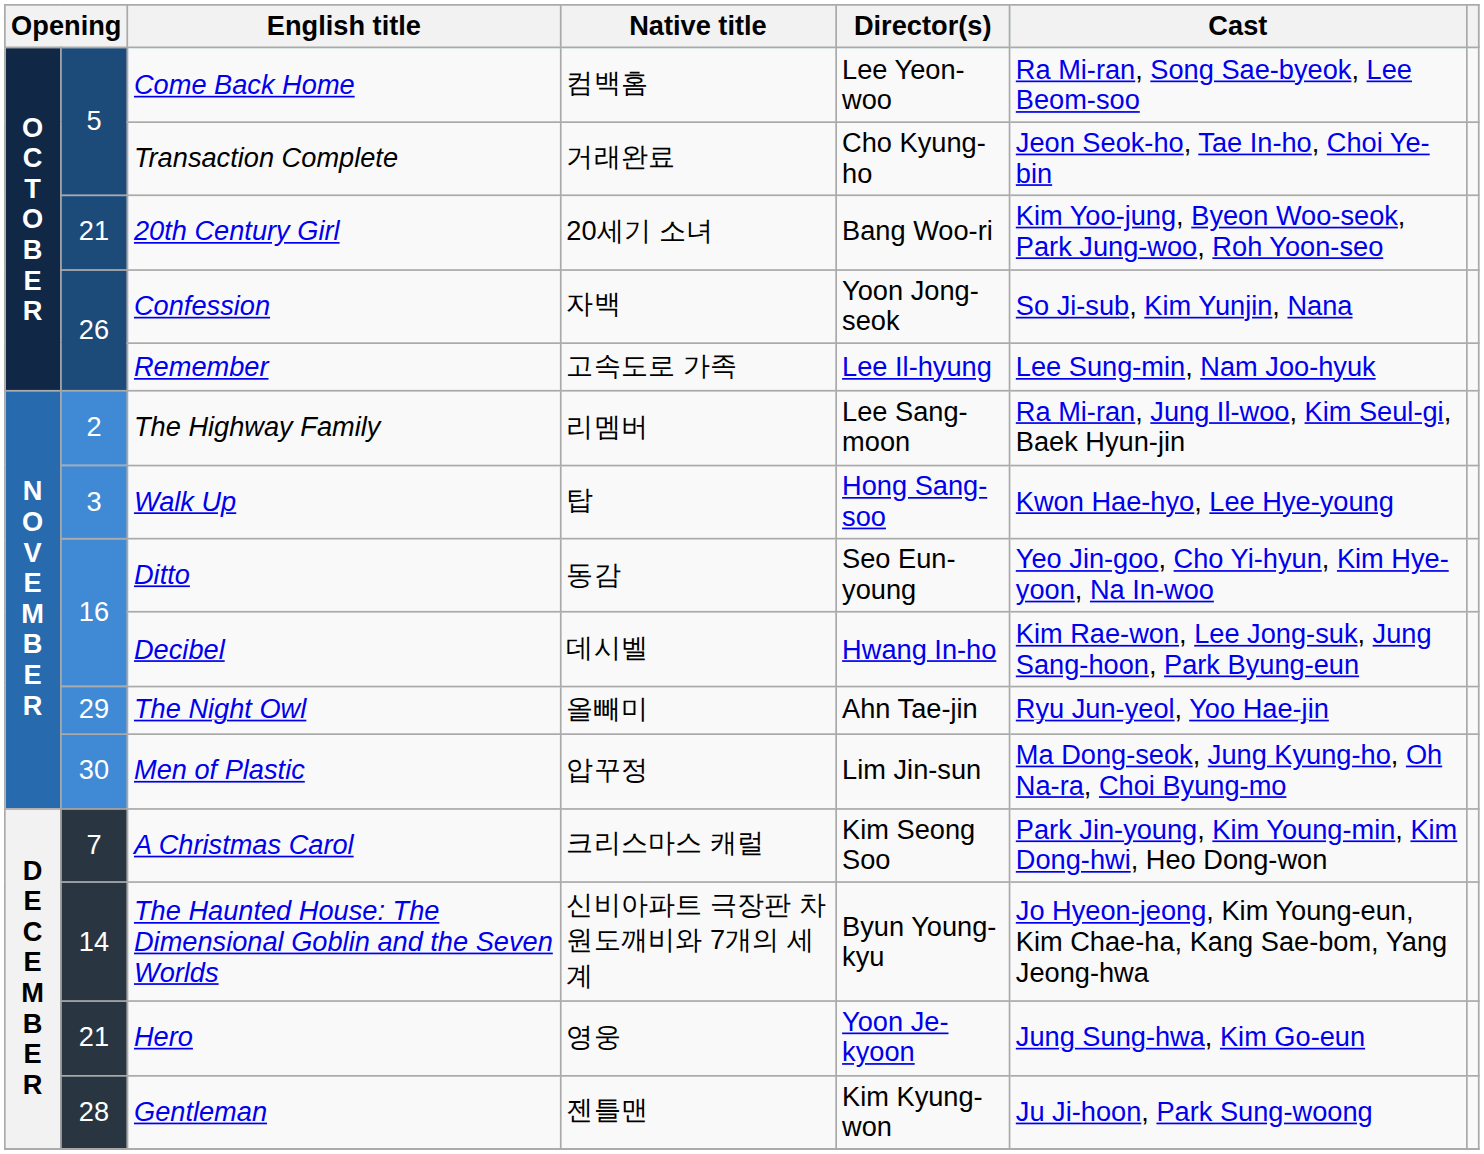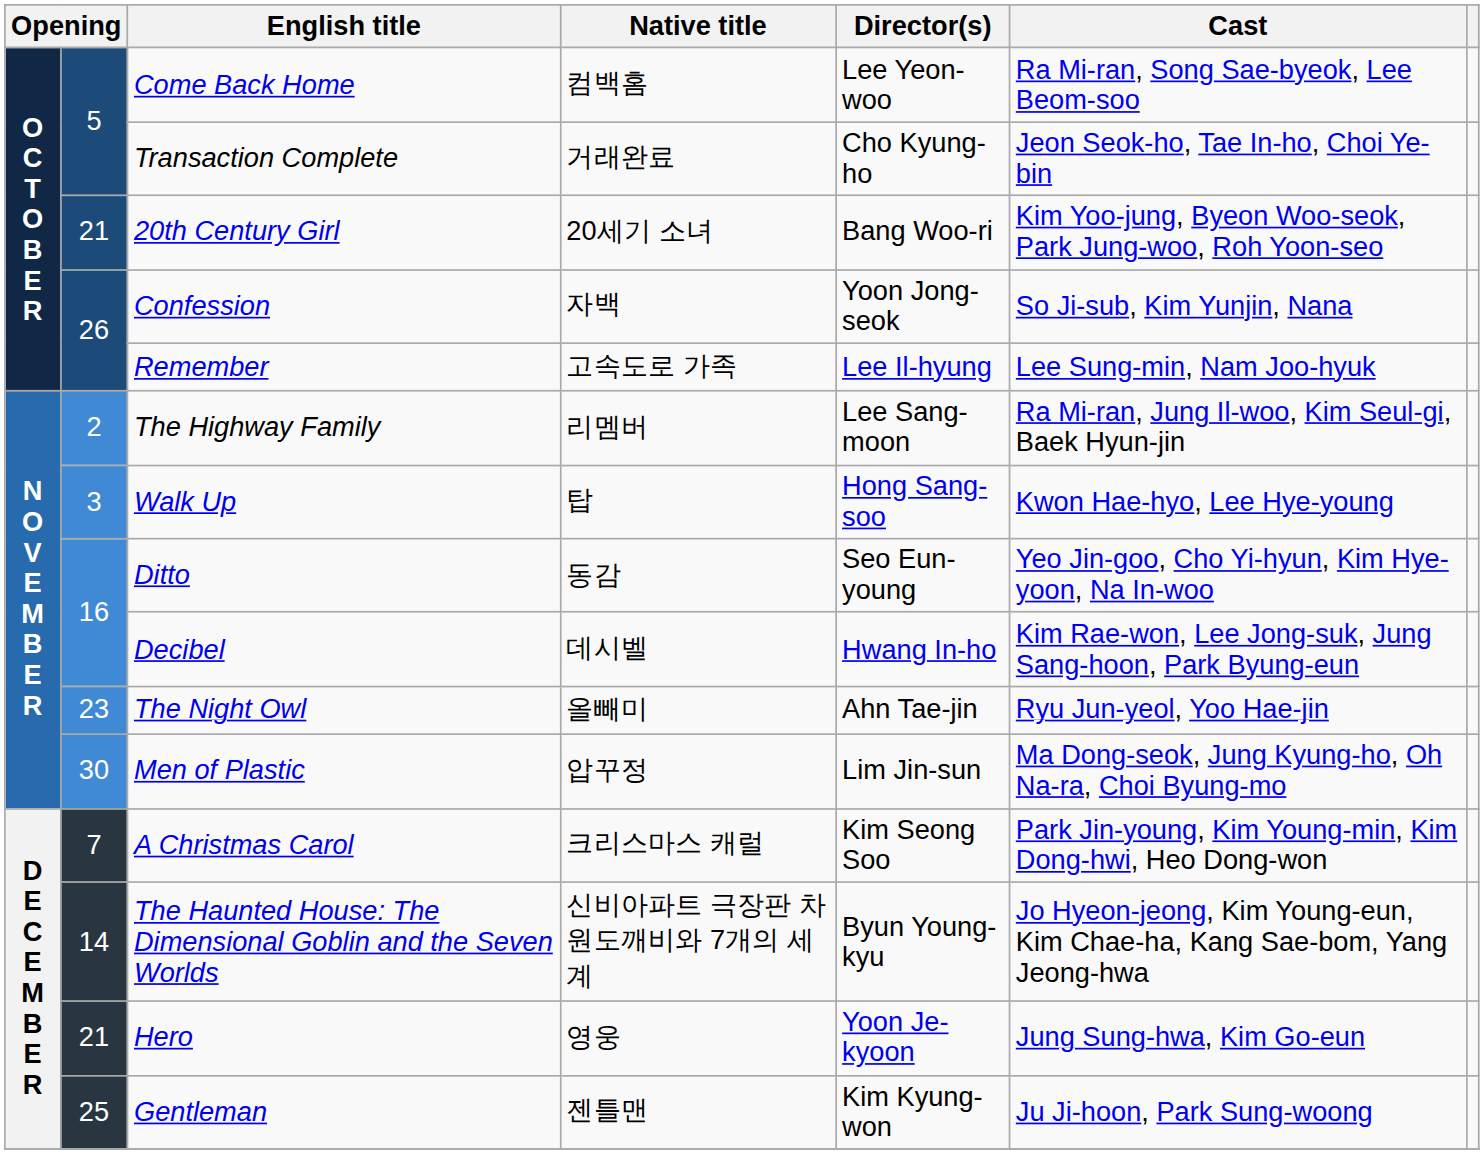(94, 709) 29 -> (94, 709) 23
(94, 1111) 28 -> (94, 1111) 25
